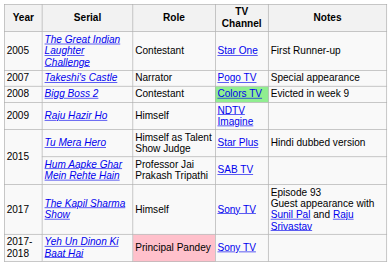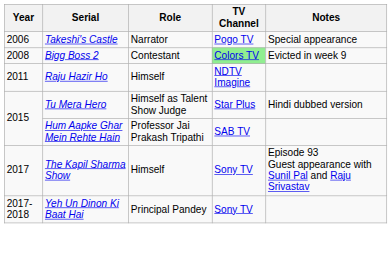- row: (82, 51)
(18, 78) 2007 -> (18, 39) 2006
(18, 116) 2009 -> (17, 77) 2011
(173, 248) pink background -> (169, 209) no background
